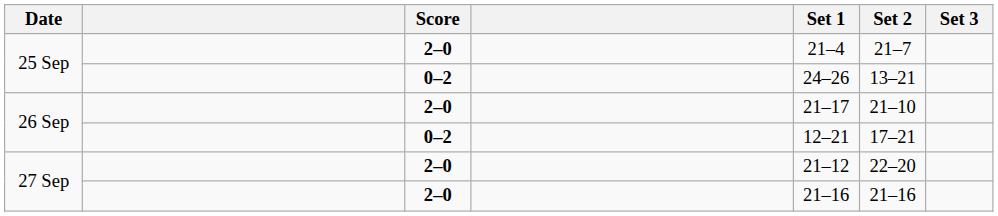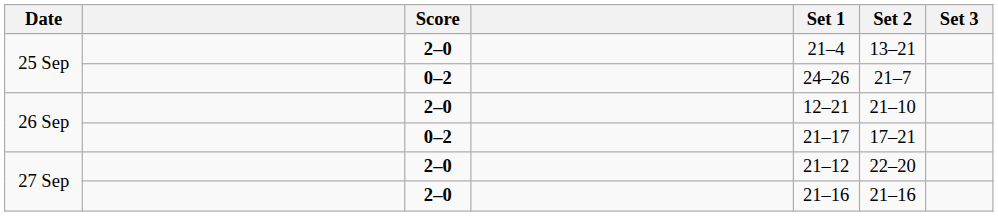(893, 48) 21–7 -> (893, 48) 13–21
(893, 78) 13–21 -> (893, 78) 21–7
(826, 107) 21–17 -> (826, 107) 12–21
(826, 136) 12–21 -> (826, 136) 21–17
